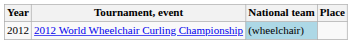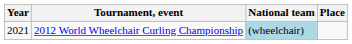(18, 30) 2012 -> (18, 30) 2021
